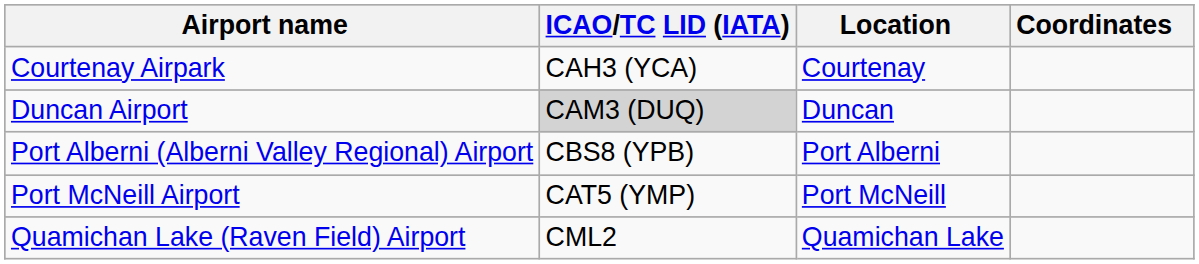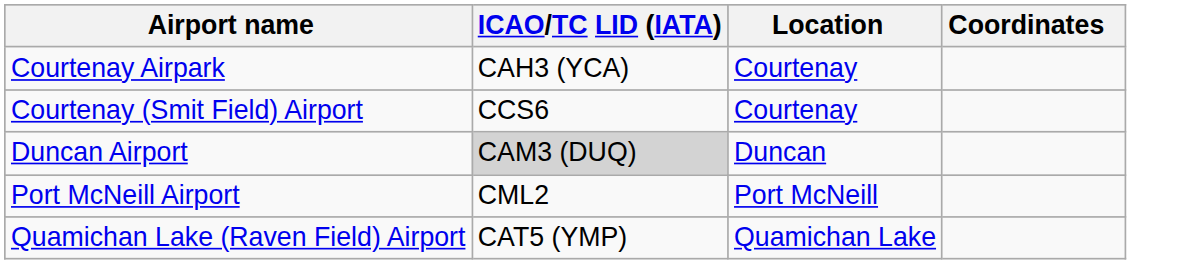+ row: (187, 110)
- row: (272, 152)
(620, 195) CAT5 (YMP) -> (513, 195) CML2
(581, 237) CML2 -> (552, 237) CAT5 (YMP)
